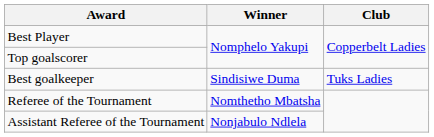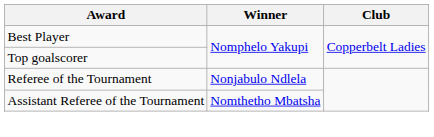- row: (51, 79)
(265, 100) Nomthetho Mbatsha -> (258, 79) Nonjabulo Ndlela
(258, 121) Nonjabulo Ndlela -> (265, 100) Nomthetho Mbatsha
